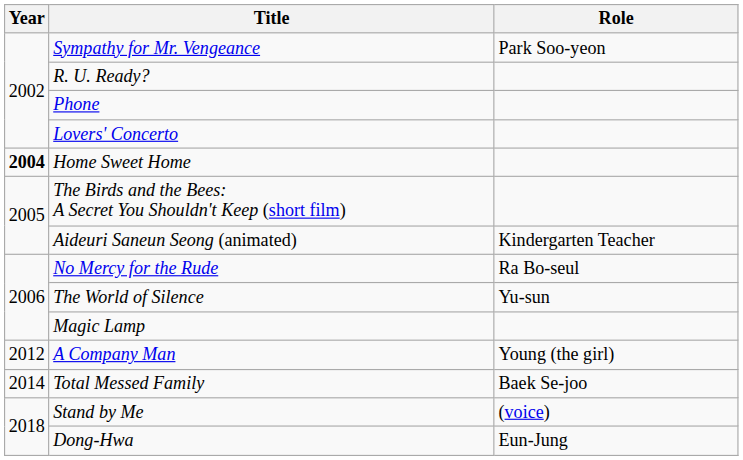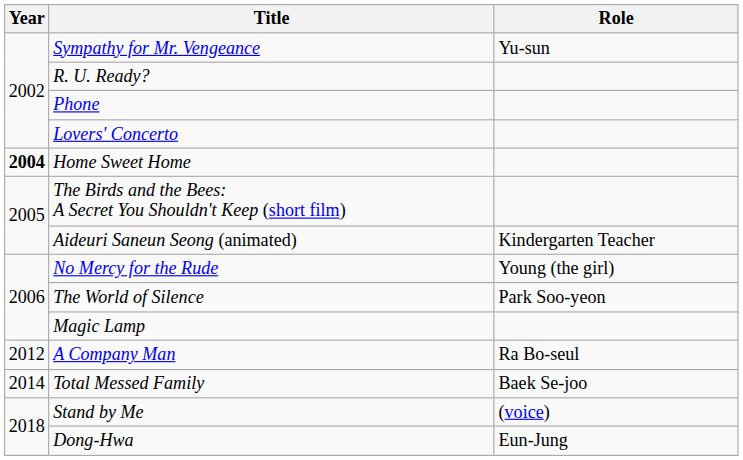(552, 47) Park Soo-yeon -> (524, 47) Yu-sun
(539, 268) Ra Bo-seul -> (556, 268) Young (the girl)
(524, 297) Yu-sun -> (552, 297) Park Soo-yeon
(556, 354) Young (the girl) -> (539, 354) Ra Bo-seul
